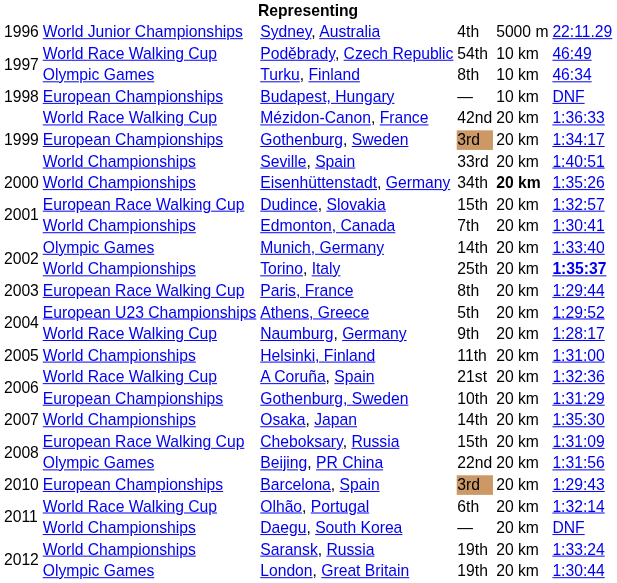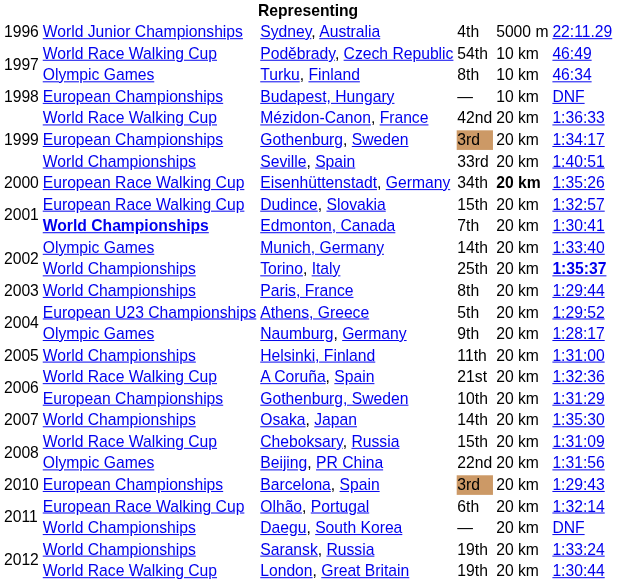(119, 183) World Championships -> (144, 183) European Race Walking Cup
(119, 226) normal -> (126, 226) bold
(144, 291) European Race Walking Cup -> (119, 291) World Championships
(130, 334) World Race Walking Cup -> (99, 334) Olympic Games
(144, 441) European Race Walking Cup -> (130, 441) World Race Walking Cup
(130, 506) World Race Walking Cup -> (144, 506) European Race Walking Cup
(99, 571) Olympic Games -> (130, 571) World Race Walking Cup
